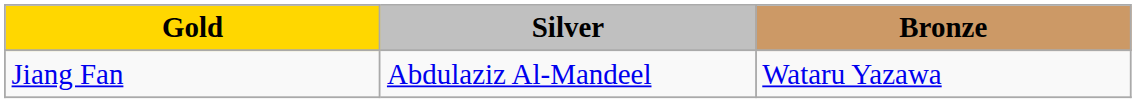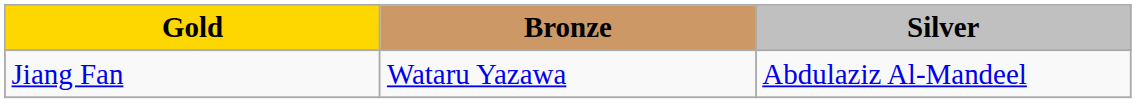columns swapped: (568, 27) <-> (943, 27)
